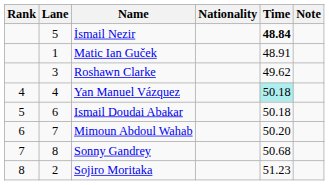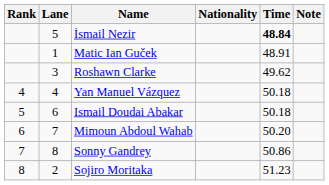(277, 92) paleturquoise background -> (277, 92) no background
(277, 151) 50.68 -> (277, 151) 50.86
